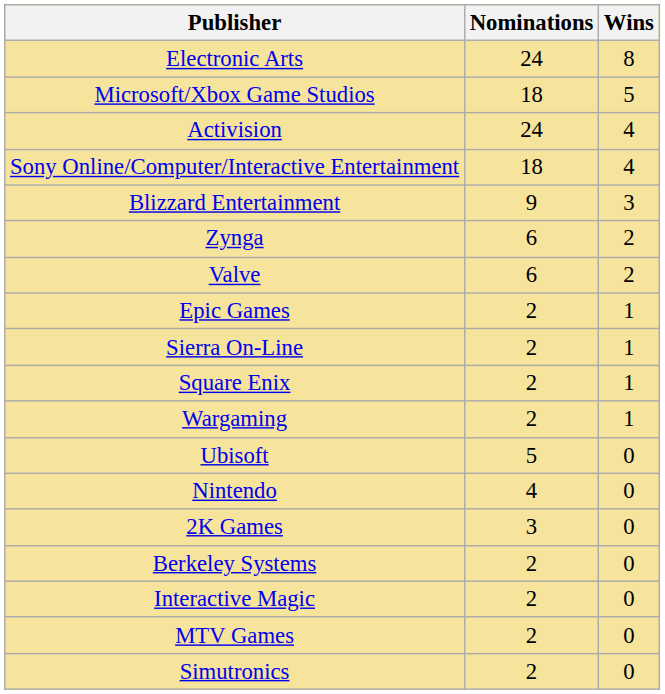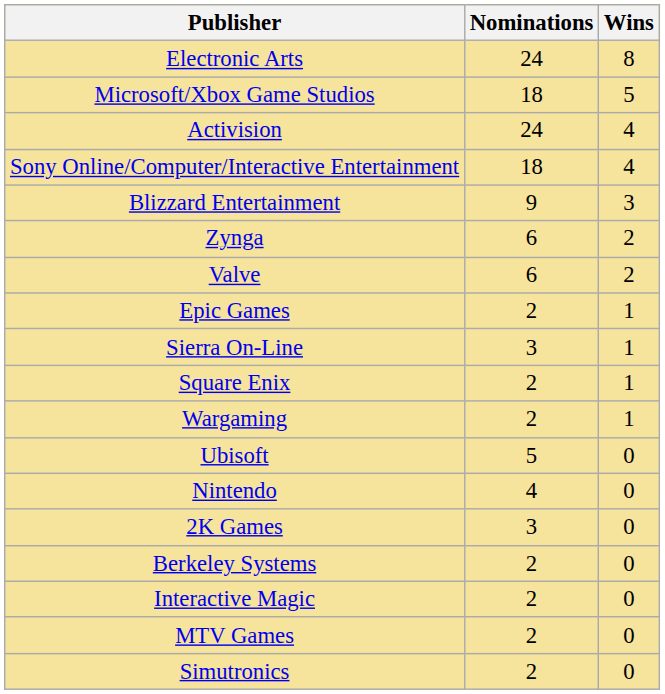(532, 346) 2 -> (532, 346) 3
